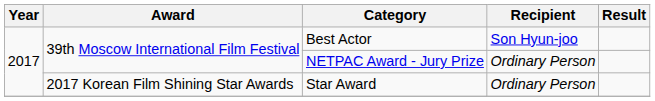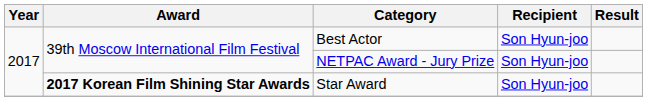(543, 61) Ordinary Person -> (545, 61) Son Hyun-joo
(170, 84) normal -> (178, 84) bold
(543, 84) Ordinary Person -> (545, 84) Son Hyun-joo
